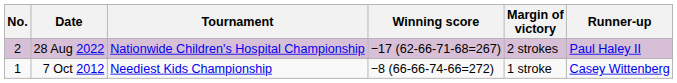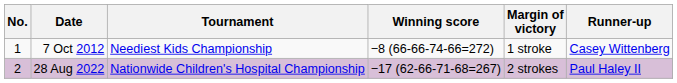rows swapped: (73, 69) <-> (69, 49)
